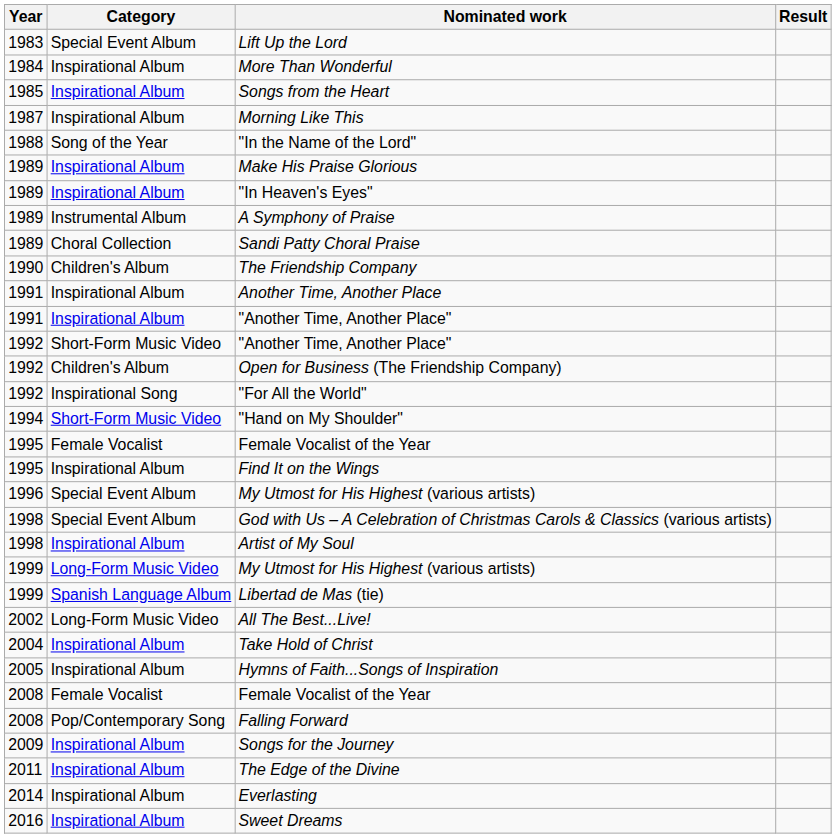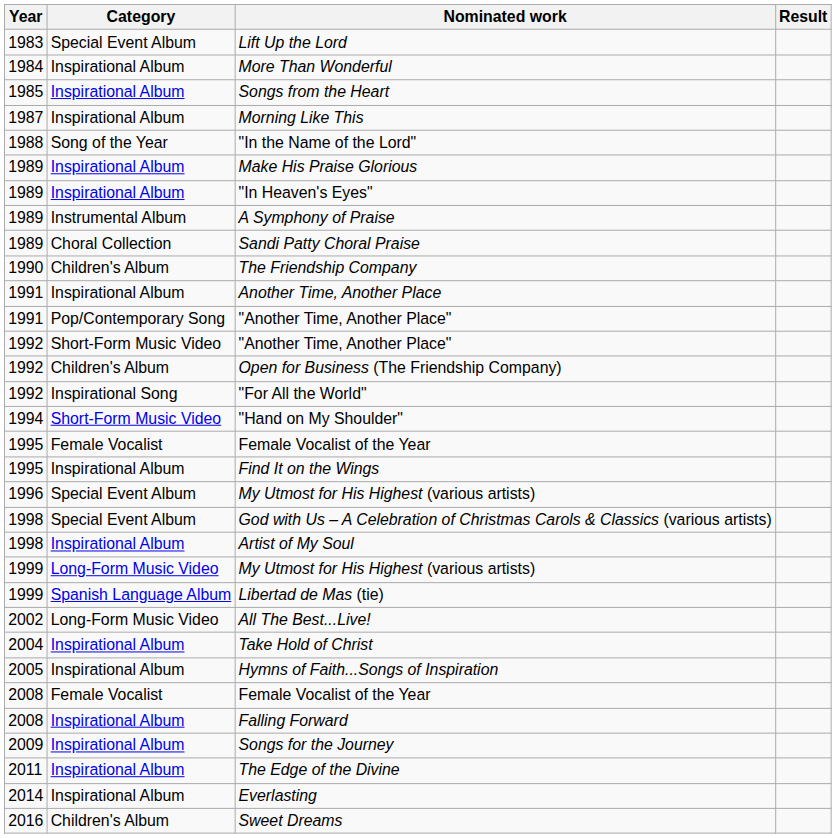(118, 318) Inspirational Album -> (138, 318) Pop/Contemporary Song
(138, 720) Pop/Contemporary Song -> (118, 720) Inspirational Album
(118, 820) Inspirational Album -> (110, 820) Children's Album
